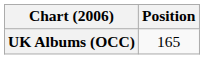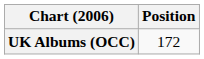(169, 41) 165 -> (169, 41) 172
